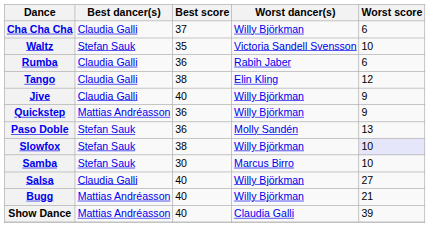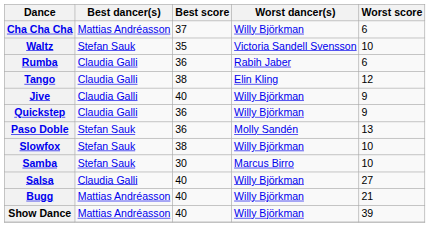(108, 29) Claudia Galli -> (124, 29) Mattias Andréasson
(124, 113) Mattias Andréasson -> (108, 113) Claudia Galli
(367, 146) lavender background -> (367, 146) no background
(264, 213) Claudia Galli -> (269, 213) Willy Björkman
